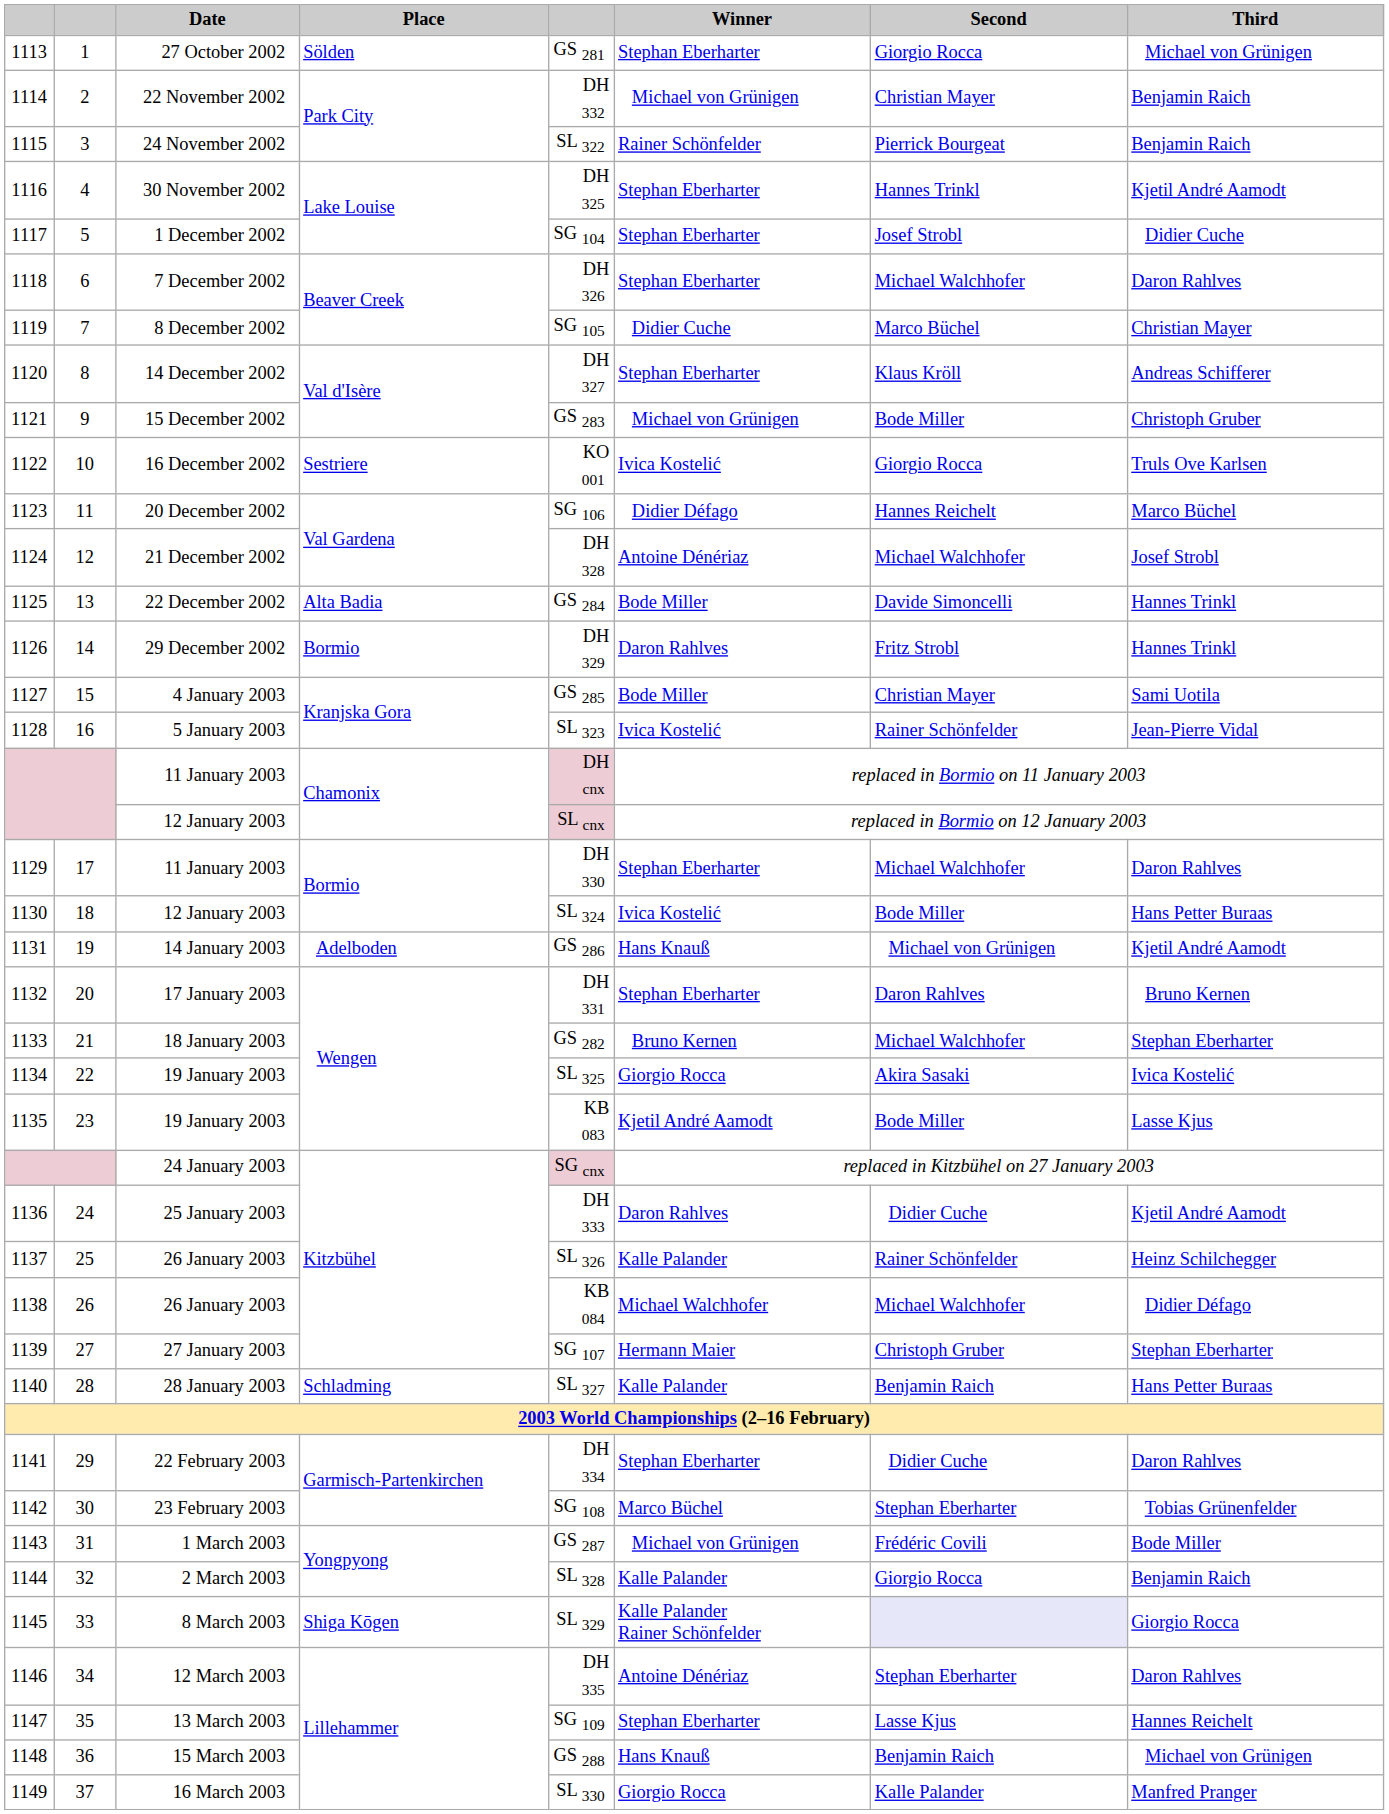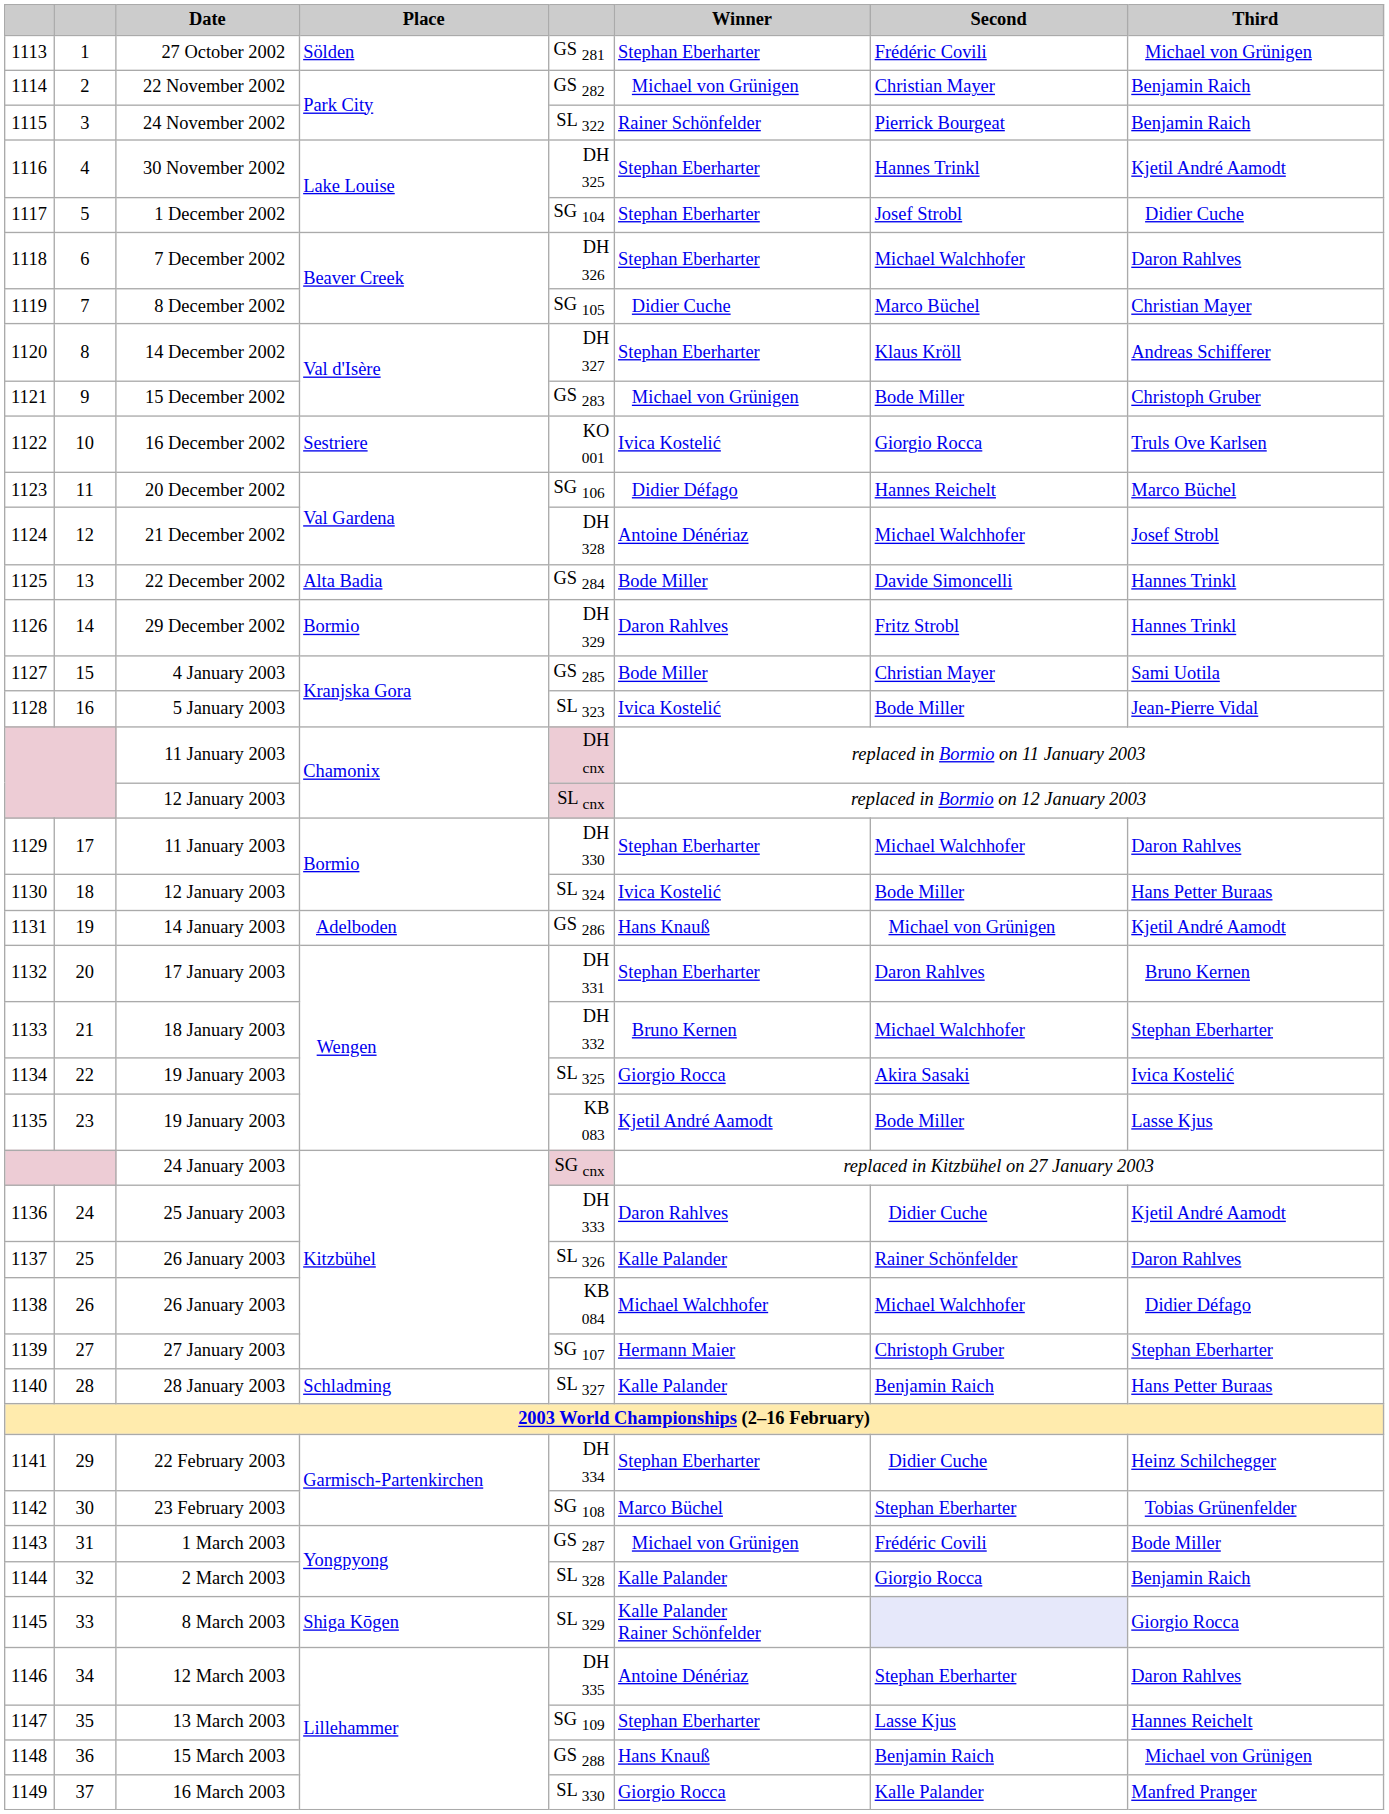(928, 51) Giorgio Rocca -> (931, 51) Frédéric Covili
(596, 97) DH 332 -> (581, 86) GS 282
(946, 729) Rainer Schönfelder -> (919, 708) Bode Miller
(581, 1039) GS 282 -> (596, 1028) DH 332
(1204, 1258) Heinz Schilchegger -> (1186, 1258) Daron Rahlves
(1186, 1462) Daron Rahlves -> (1204, 1462) Heinz Schilchegger
